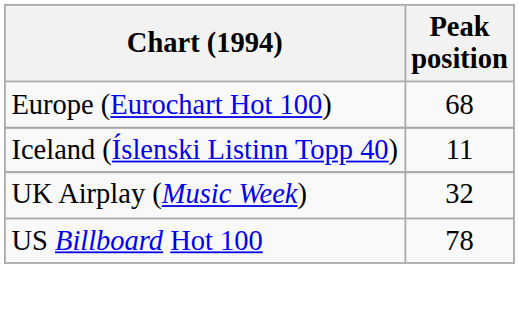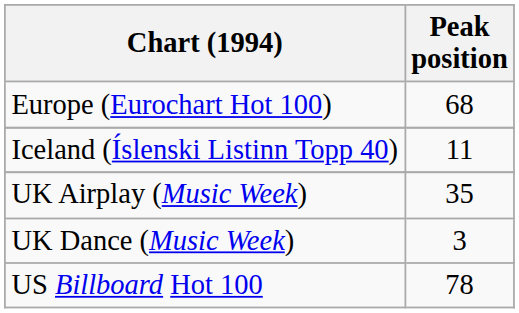(460, 194) 32 -> (460, 194) 35
+ row: (153, 239)
